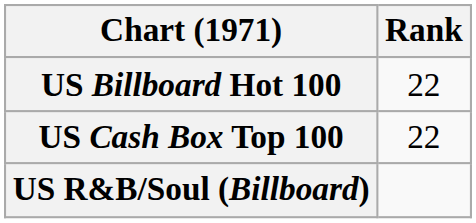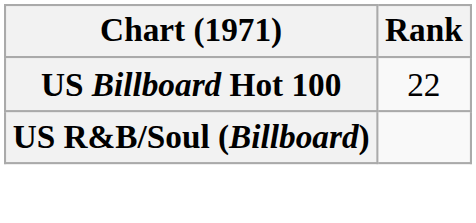- row: (191, 136)
